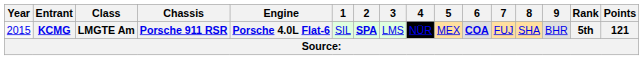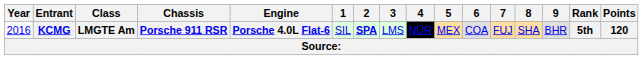(19, 30) 2015 -> (19, 30) 2016
(477, 30) bold -> (477, 30) normal
(620, 30) 121 -> (619, 30) 120
